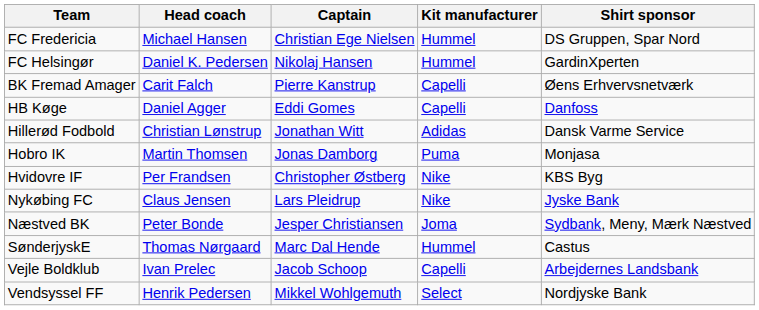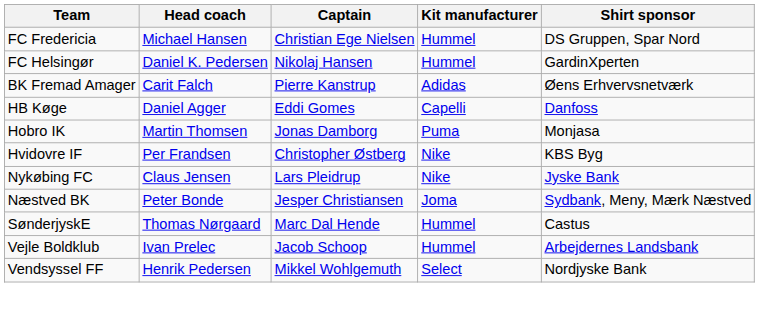(444, 85) Capelli -> (444, 85) Adidas
- row: (61, 131)
(444, 270) Capelli -> (448, 246) Hummel
